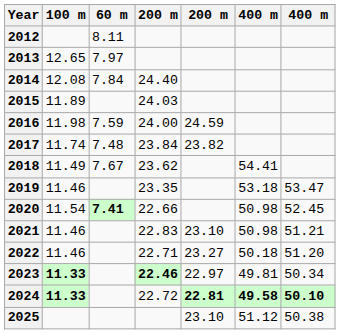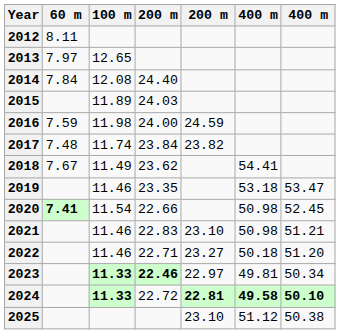columns swapped: (112, 15) <-> (66, 15)
